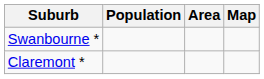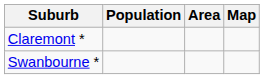rows swapped: (46, 62) <-> (54, 39)
